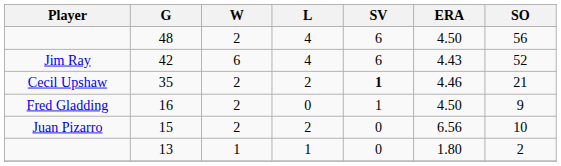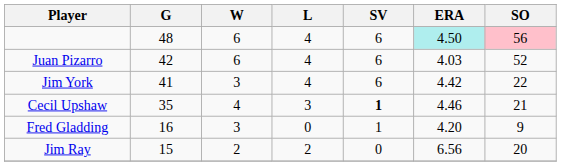(237, 37) 2 -> (237, 37) 6
(449, 37) no background -> (449, 37) paleturquoise background
(520, 37) no background -> (520, 37) pink background
(67, 60) Jim Ray -> (67, 60) Juan Pizarro
(449, 60) 4.43 -> (449, 60) 4.03
+ row: (166, 82)
(237, 82) 2 -> (237, 104) 4
(308, 82) 2 -> (308, 104) 3
(237, 104) 2 -> (237, 127) 3
(449, 104) 4.50 -> (449, 127) 4.20
(67, 127) Juan Pizarro -> (67, 149) Jim Ray
(520, 127) 10 -> (520, 149) 20
- row: (166, 149)
